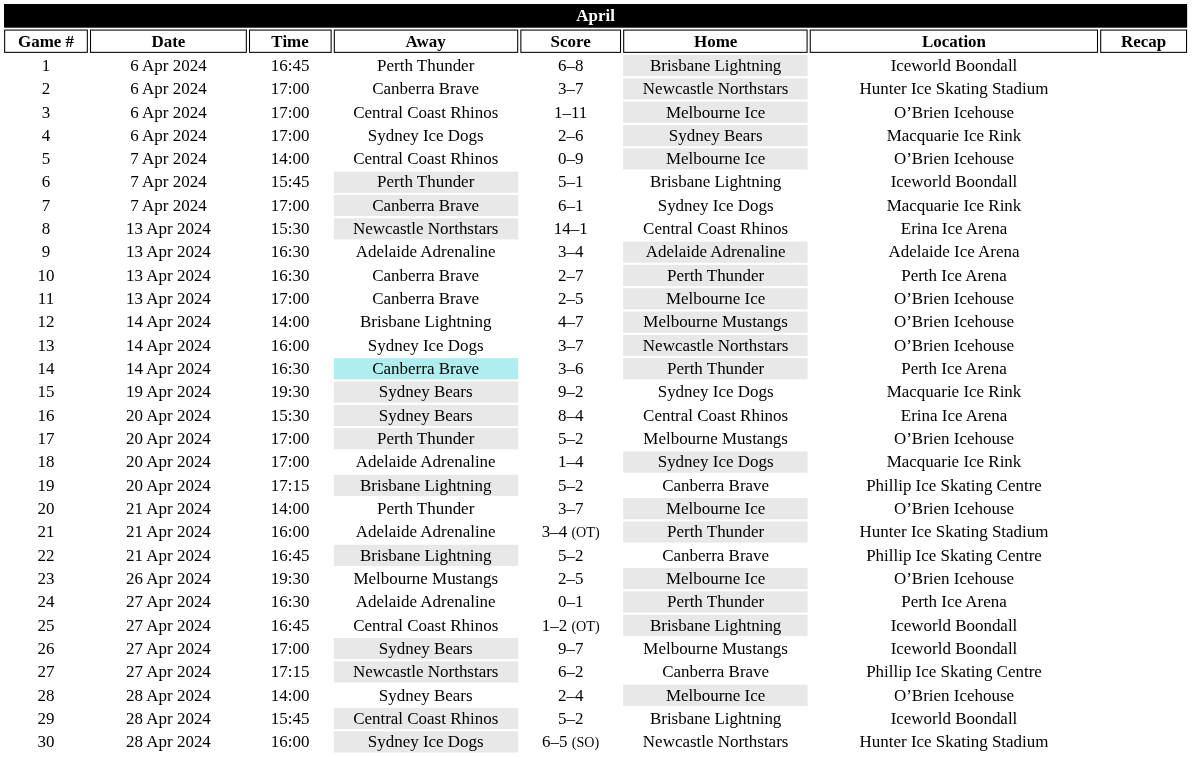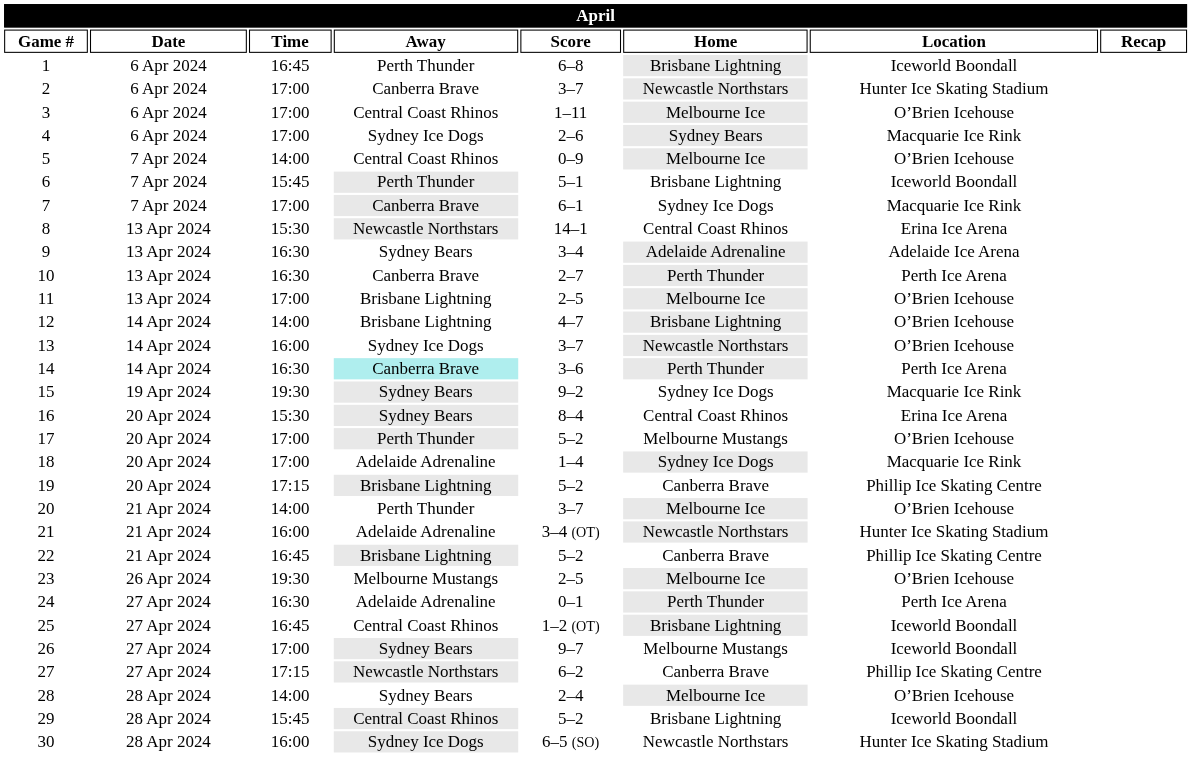(426, 252) Adelaide Adrenaline -> (426, 252) Sydney Bears
(426, 298) Canberra Brave -> (426, 298) Brisbane Lightning
(716, 322) Melbourne Mustangs -> (716, 322) Brisbane Lightning
(716, 531) Perth Thunder -> (716, 531) Newcastle Northstars
